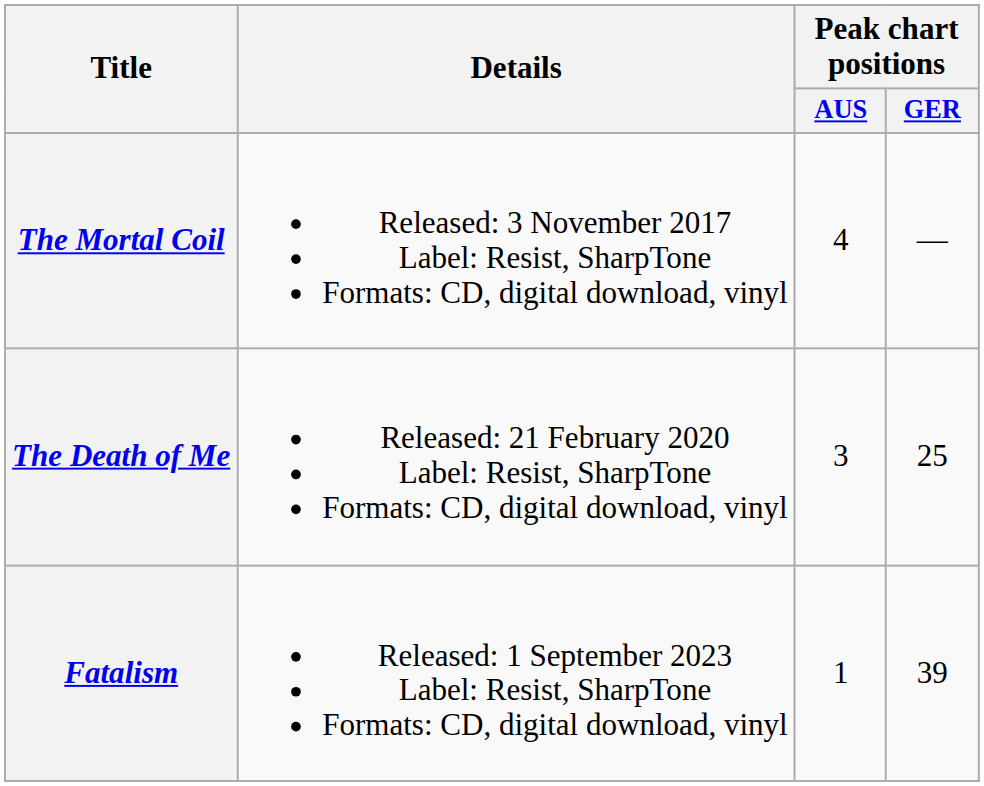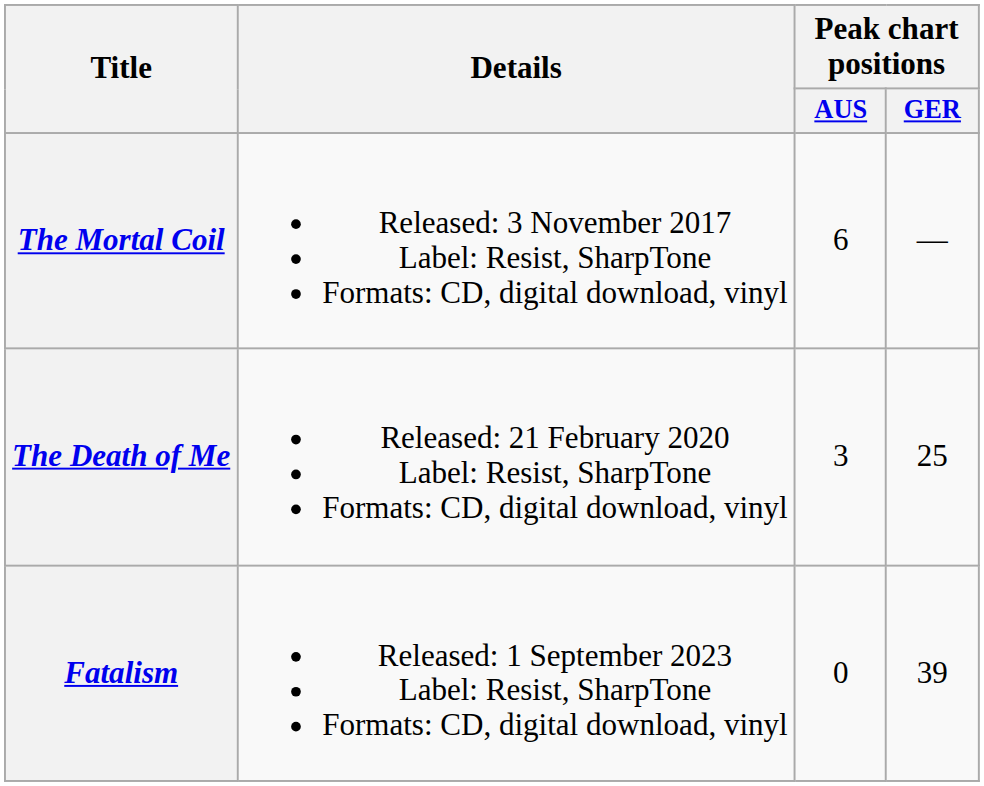(841, 240) 4 -> (841, 240) 6
(841, 672) 1 -> (841, 672) 0
